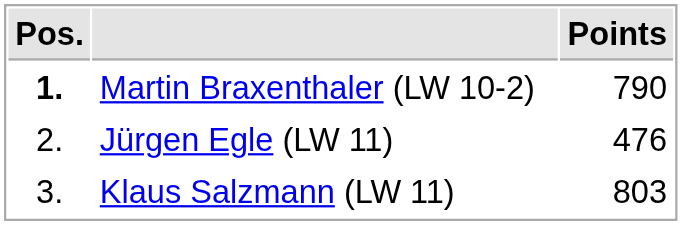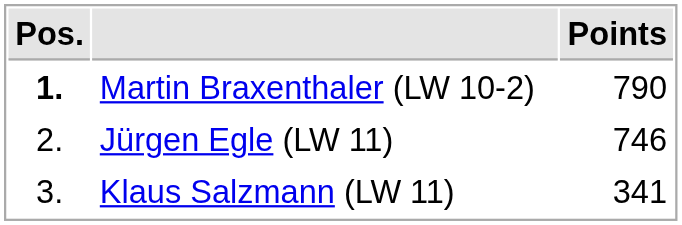(640, 140) 476 -> (640, 140) 746
(640, 192) 803 -> (640, 192) 341
